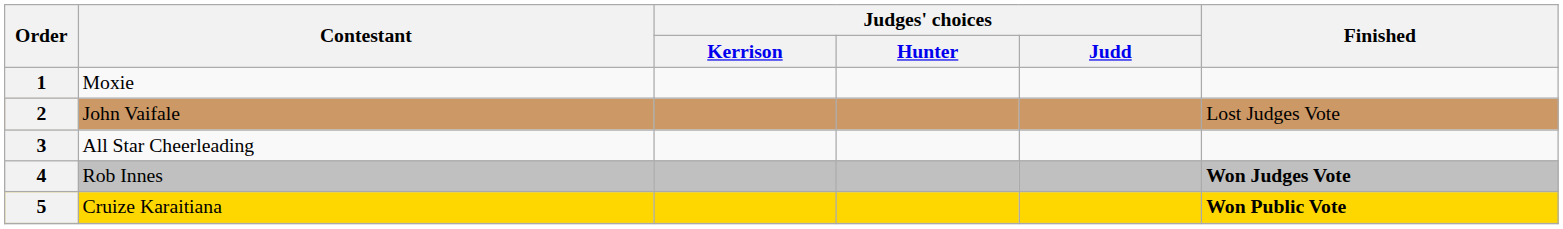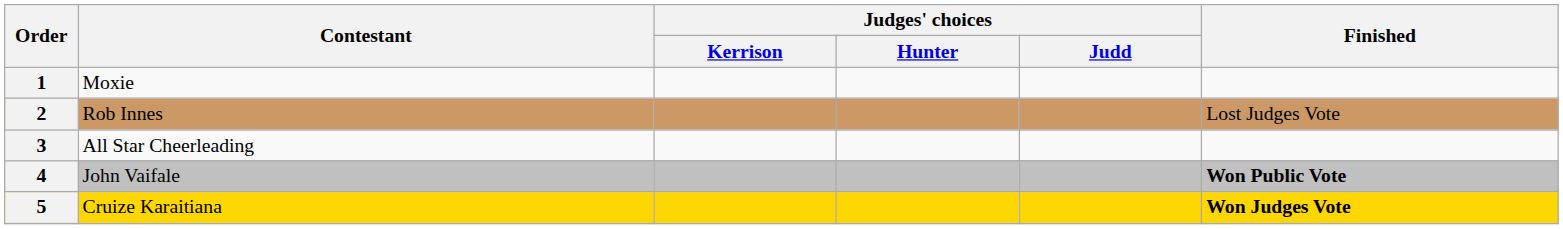(131, 113) John Vaifale -> (123, 113) Rob Innes
(123, 176) Rob Innes -> (131, 176) John Vaifale
(1278, 176) Won Judges Vote -> (1276, 176) Won Public Vote
(1276, 207) Won Public Vote -> (1278, 207) Won Judges Vote
